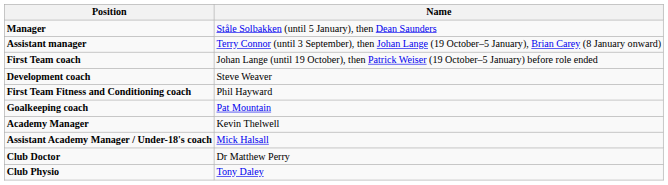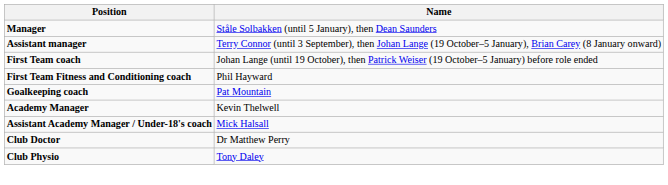- row: (48, 76)
